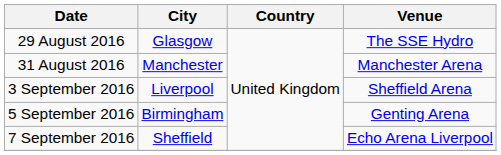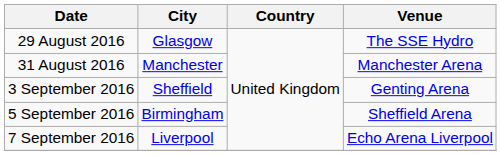(182, 89) Liverpool -> (182, 89) Sheffield
(420, 89) Sheffield Arena -> (420, 89) Genting Arena
(420, 114) Genting Arena -> (420, 114) Sheffield Arena
(182, 138) Sheffield -> (182, 138) Liverpool
